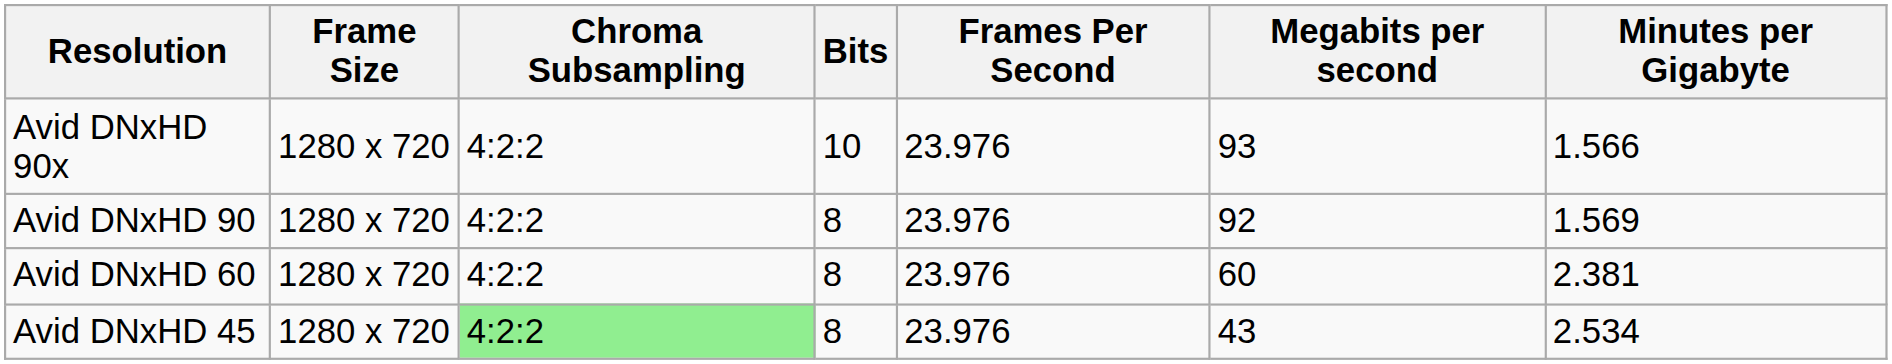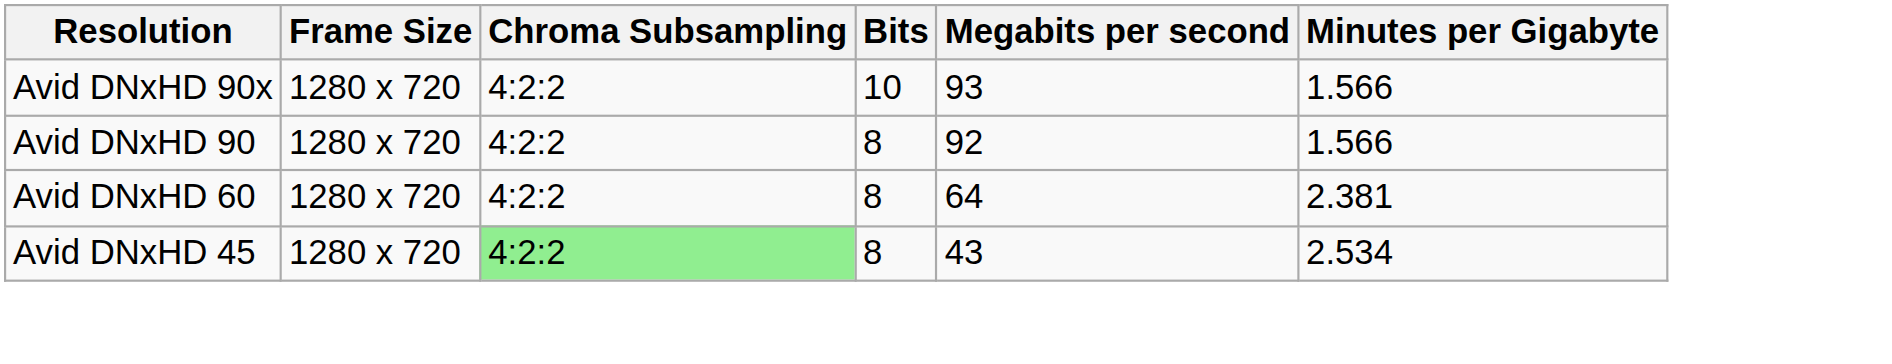- column: (1053, 51)
(1596, 220) 1.569 -> (1350, 142) 1.566
(1237, 275) 60 -> (964, 197) 64
